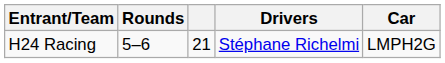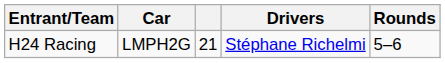columns swapped: (401, 17) <-> (153, 17)
